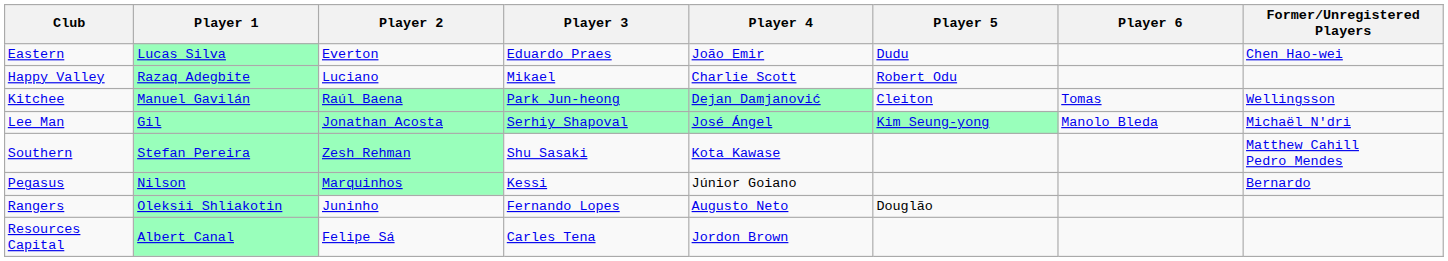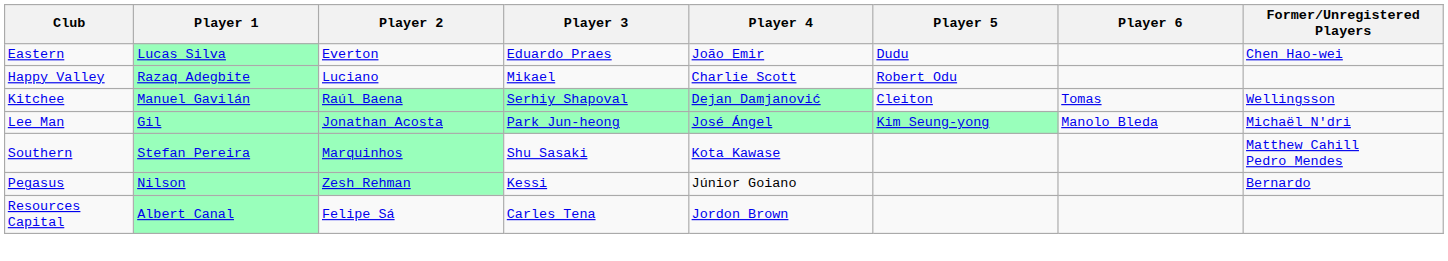(563, 99) Park Jun-heong -> (567, 99) Serhiy Shapoval
(567, 122) Serhiy Shapoval -> (563, 122) Park Jun-heong
(366, 153) Zesh Rehman -> (362, 153) Marquinhos
(362, 183) Marquinhos -> (366, 183) Zesh Rehman
- row: (36, 206)
